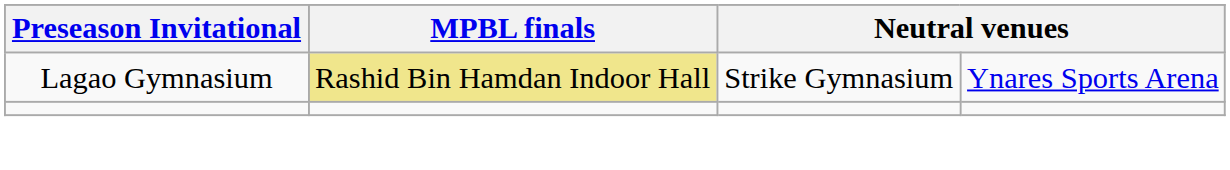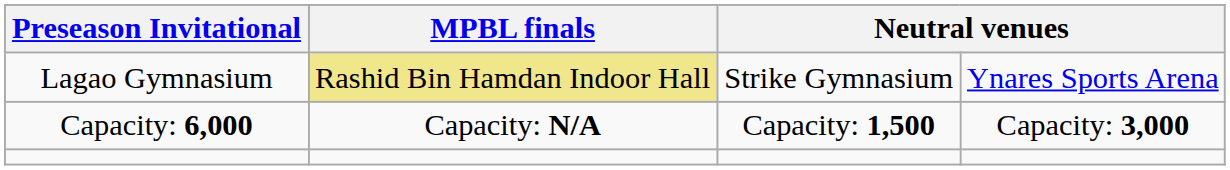+ row: (157, 125)
